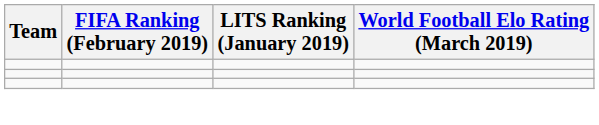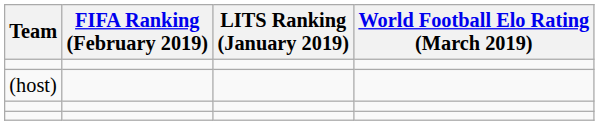+ row: (33, 85)
